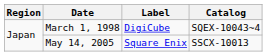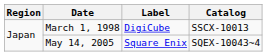(226, 28) SQEX-10043~4 -> (220, 28) SSCX-10013
(220, 43) SSCX-10013 -> (226, 43) SQEX-10043~4
